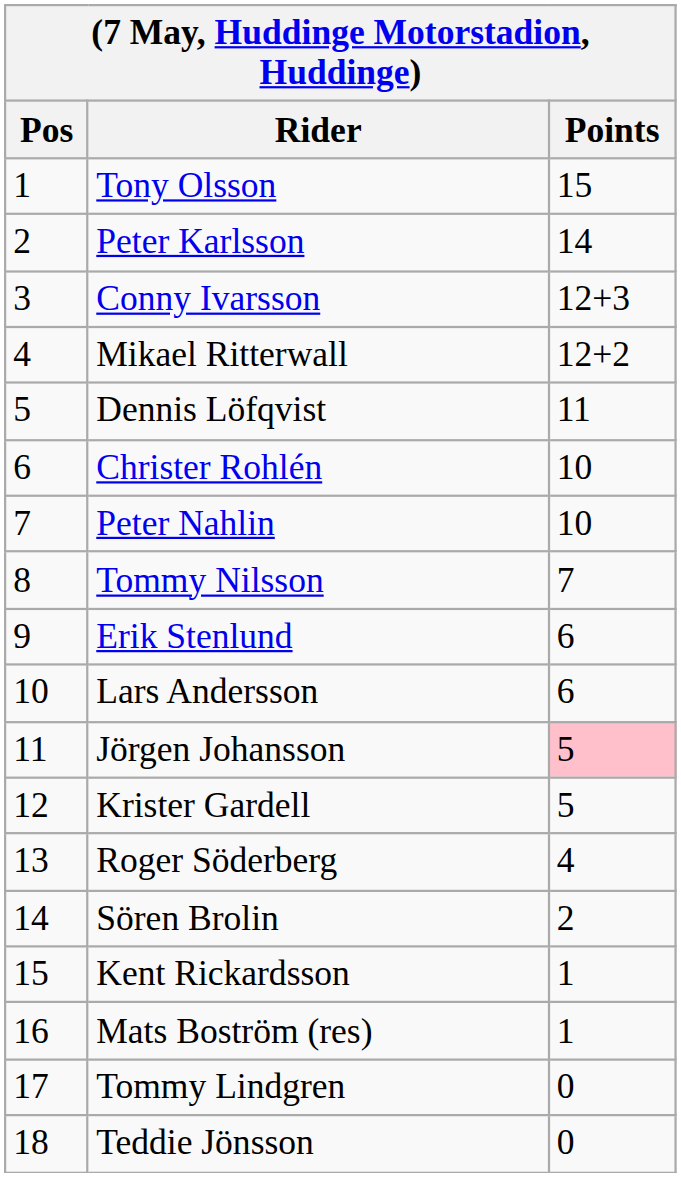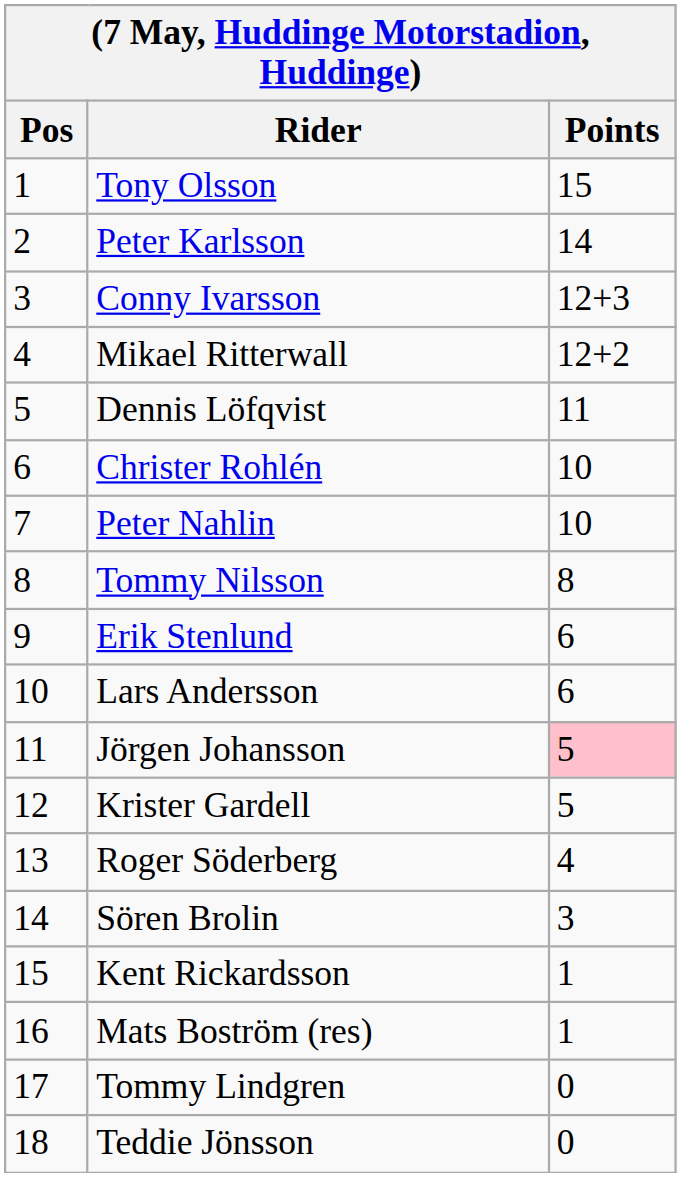(566, 579) 7 -> (566, 579) 8
(566, 917) 2 -> (566, 917) 3
